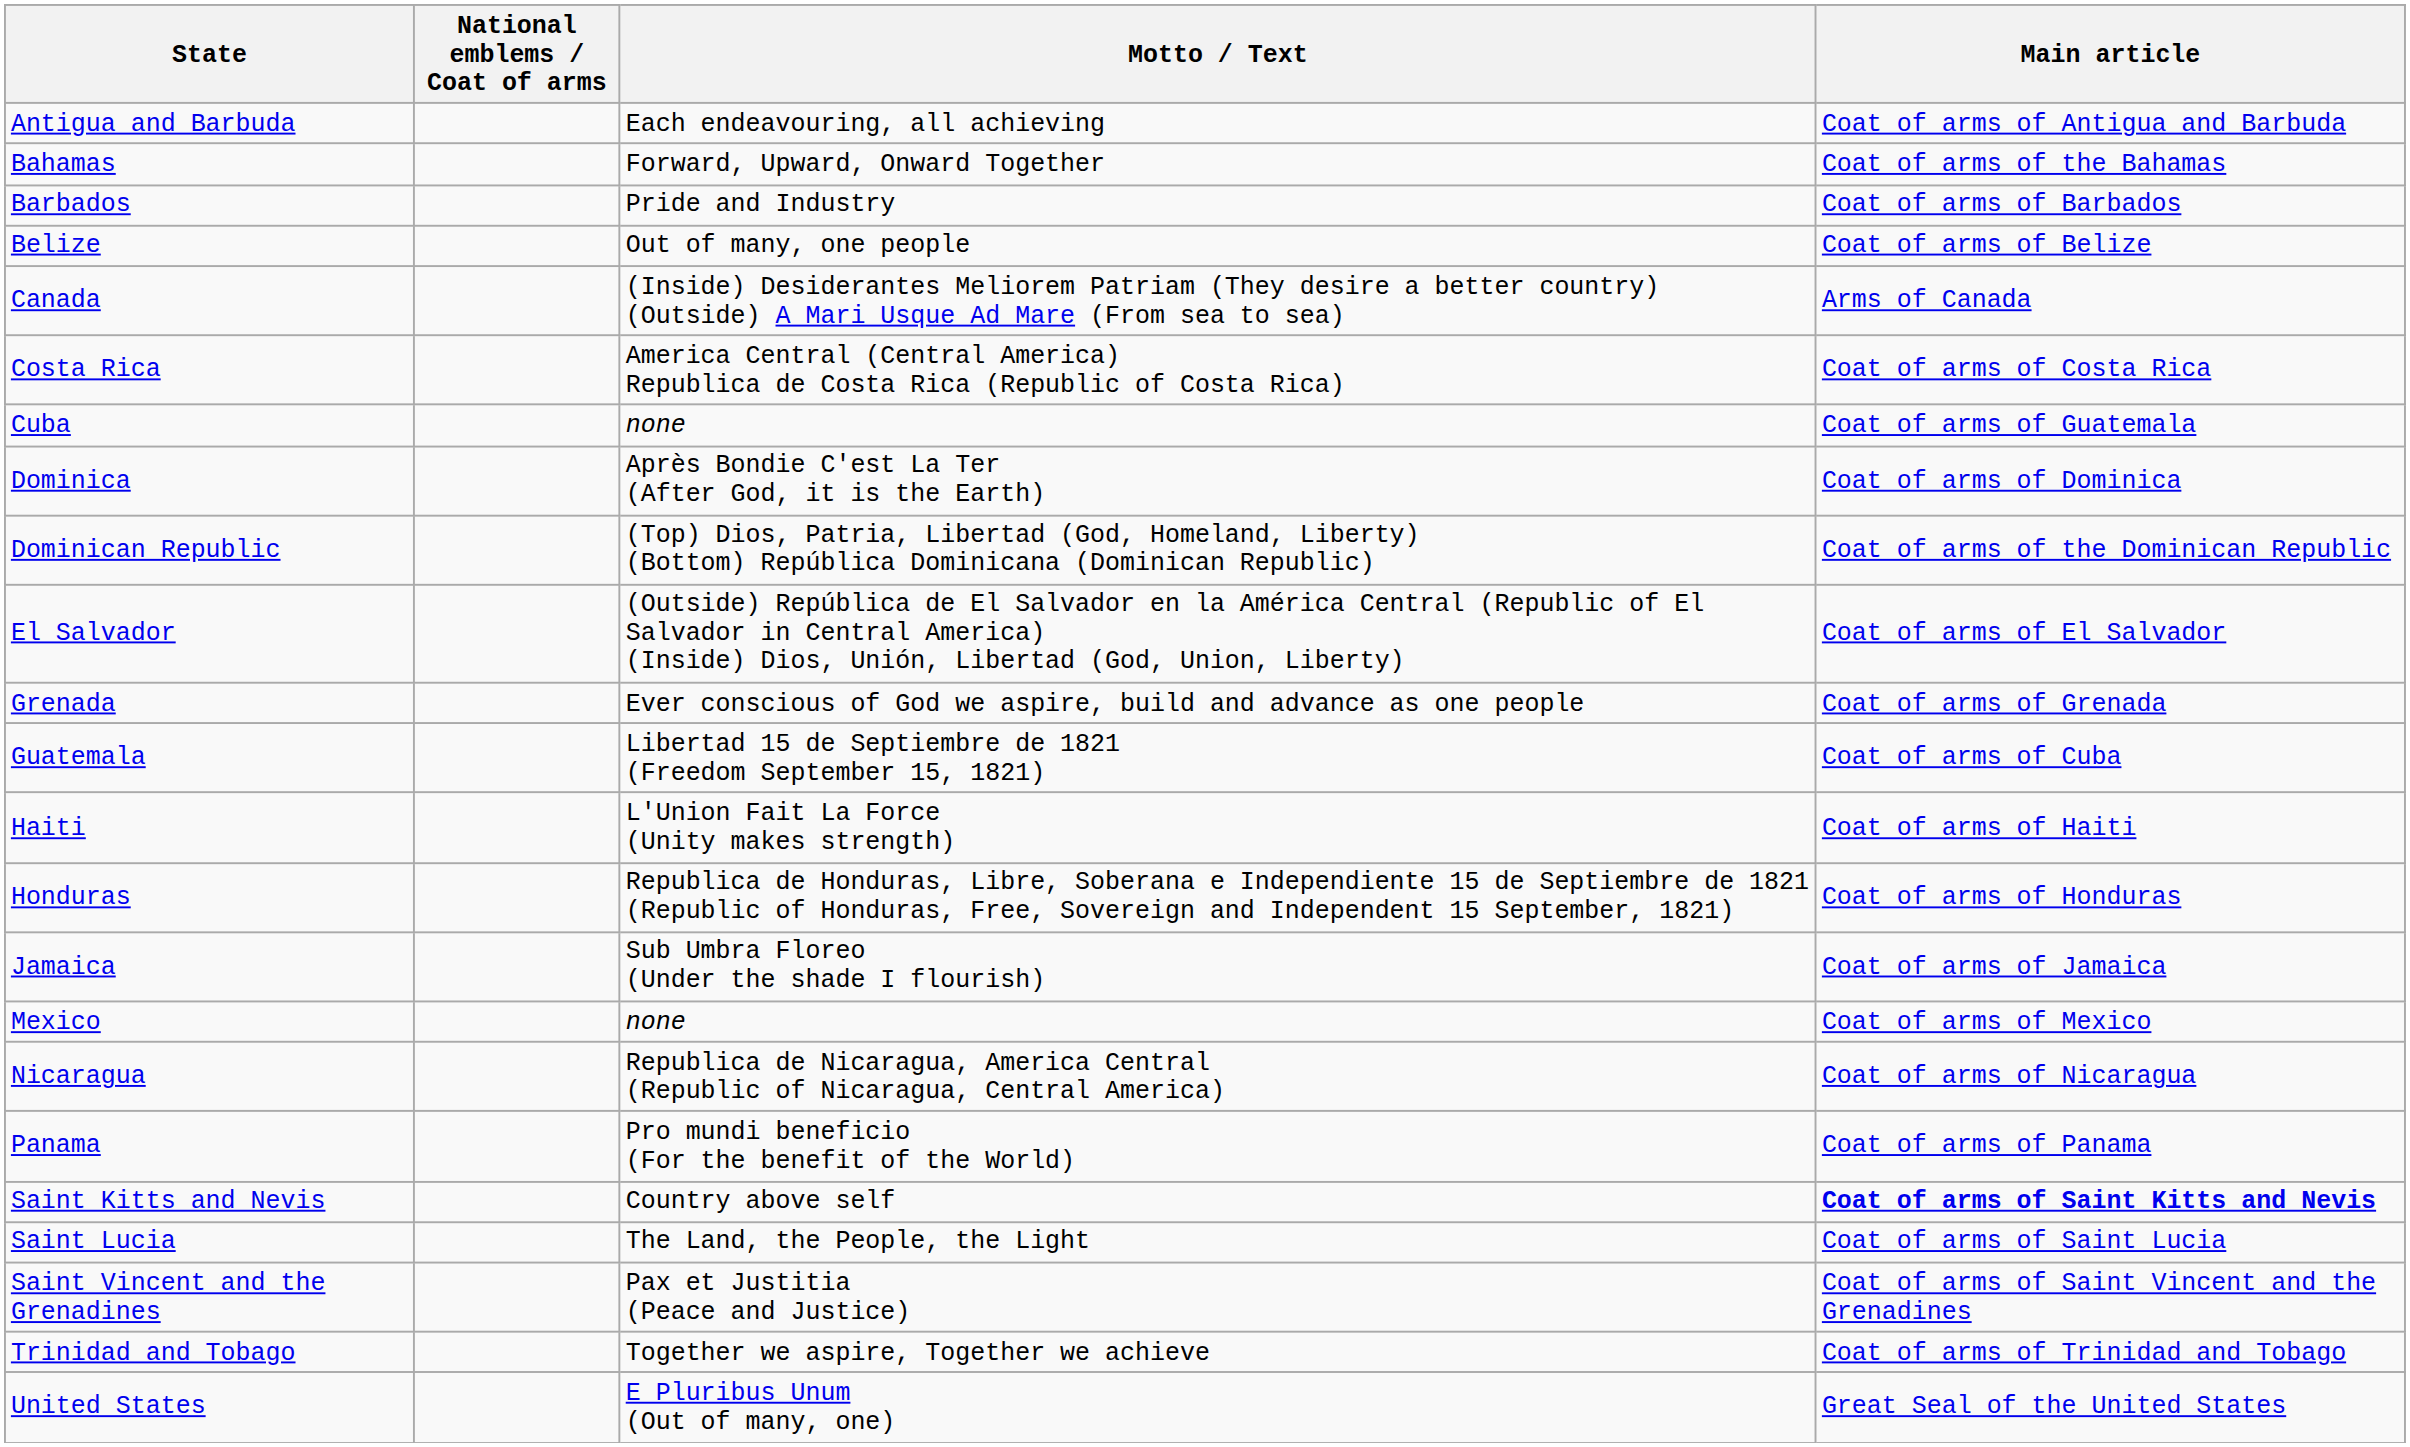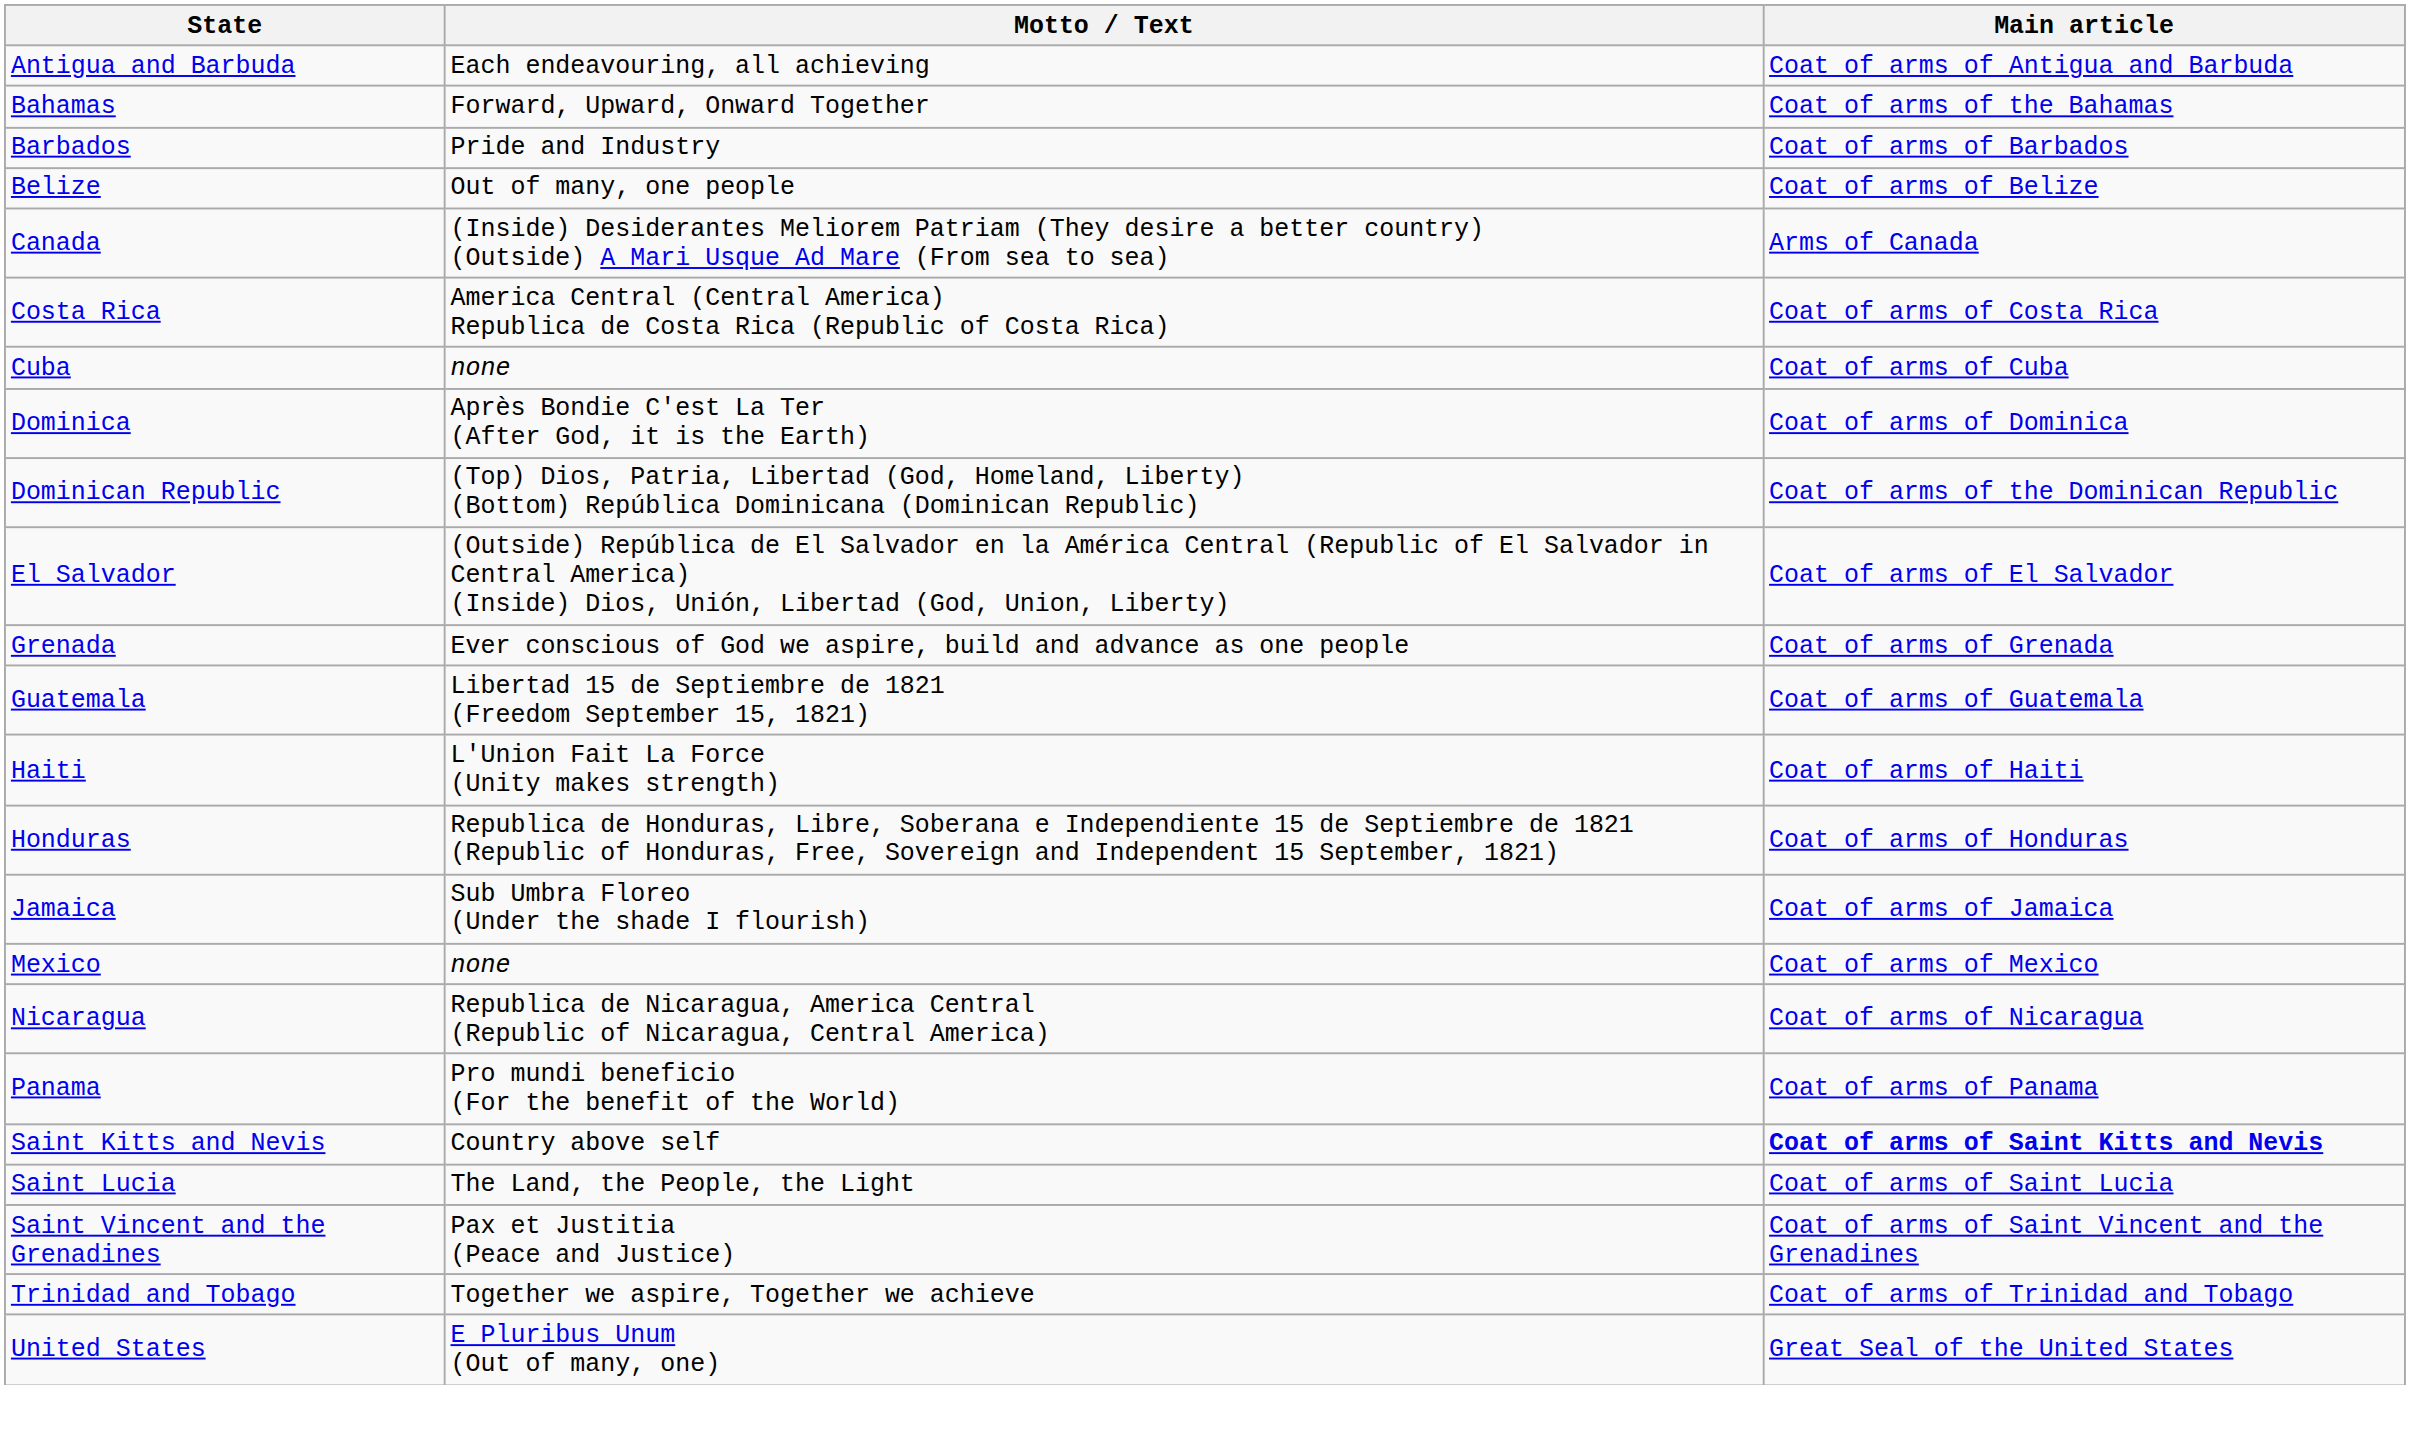- column: (517, 54)
(2009, 425) Coat of arms of Guatemala -> (1919, 368) Coat of arms of Cuba
(1972, 758) Coat of arms of Cuba -> (1956, 701) Coat of arms of Guatemala
